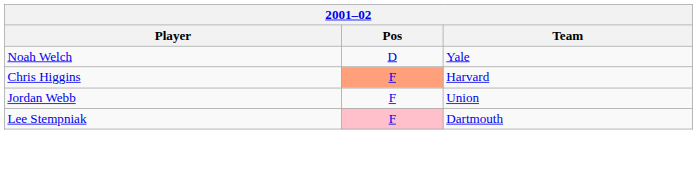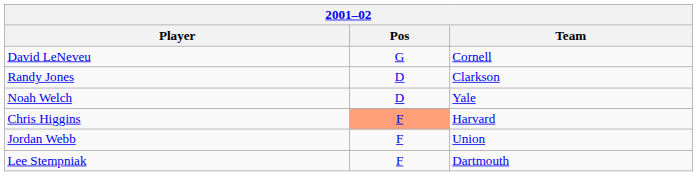+ row: (49, 56)
+ row: (41, 77)
(392, 118) pink background -> (400, 160) no background
